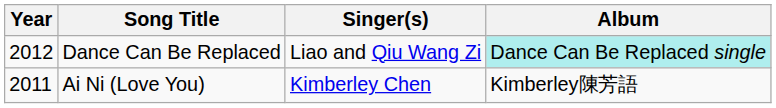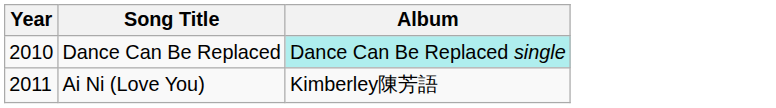- column: (386, 20)
(31, 51) 2012 -> (31, 51) 2010
